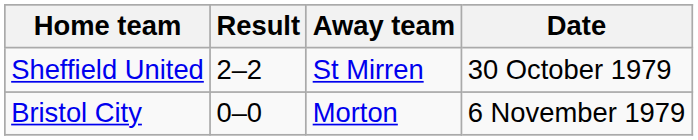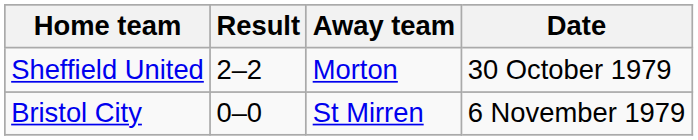(368, 69) St Mirren -> (355, 69) Morton
(355, 112) Morton -> (368, 112) St Mirren
